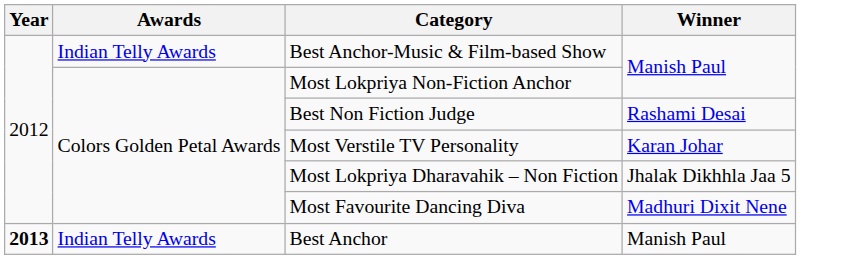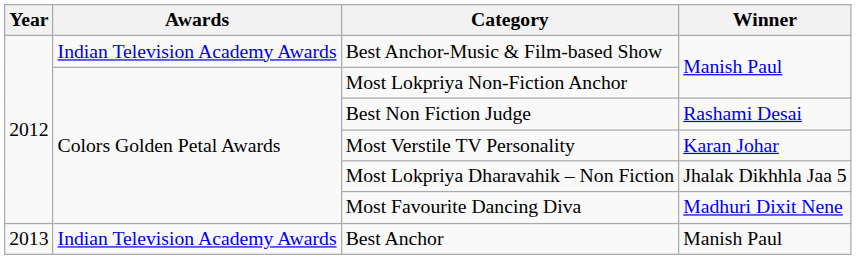(137, 51) Indian Telly Awards -> (197, 51) Indian Television Academy Awards
(29, 238) bold -> (29, 238) normal
(137, 238) Indian Telly Awards -> (197, 238) Indian Television Academy Awards
